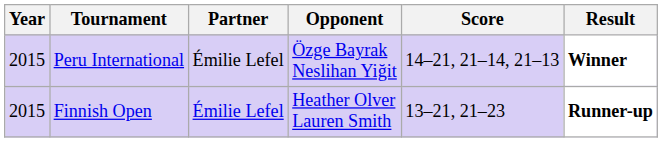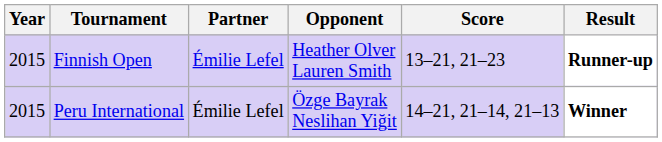rows swapped: (103, 111) <-> (119, 60)
